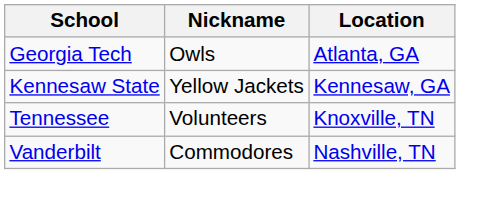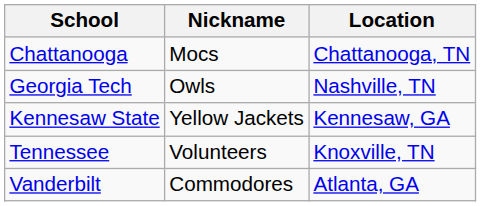+ row: (69, 53)
(366, 53) Atlanta, GA -> (375, 86) Nashville, TN
(375, 151) Nashville, TN -> (366, 184) Atlanta, GA
